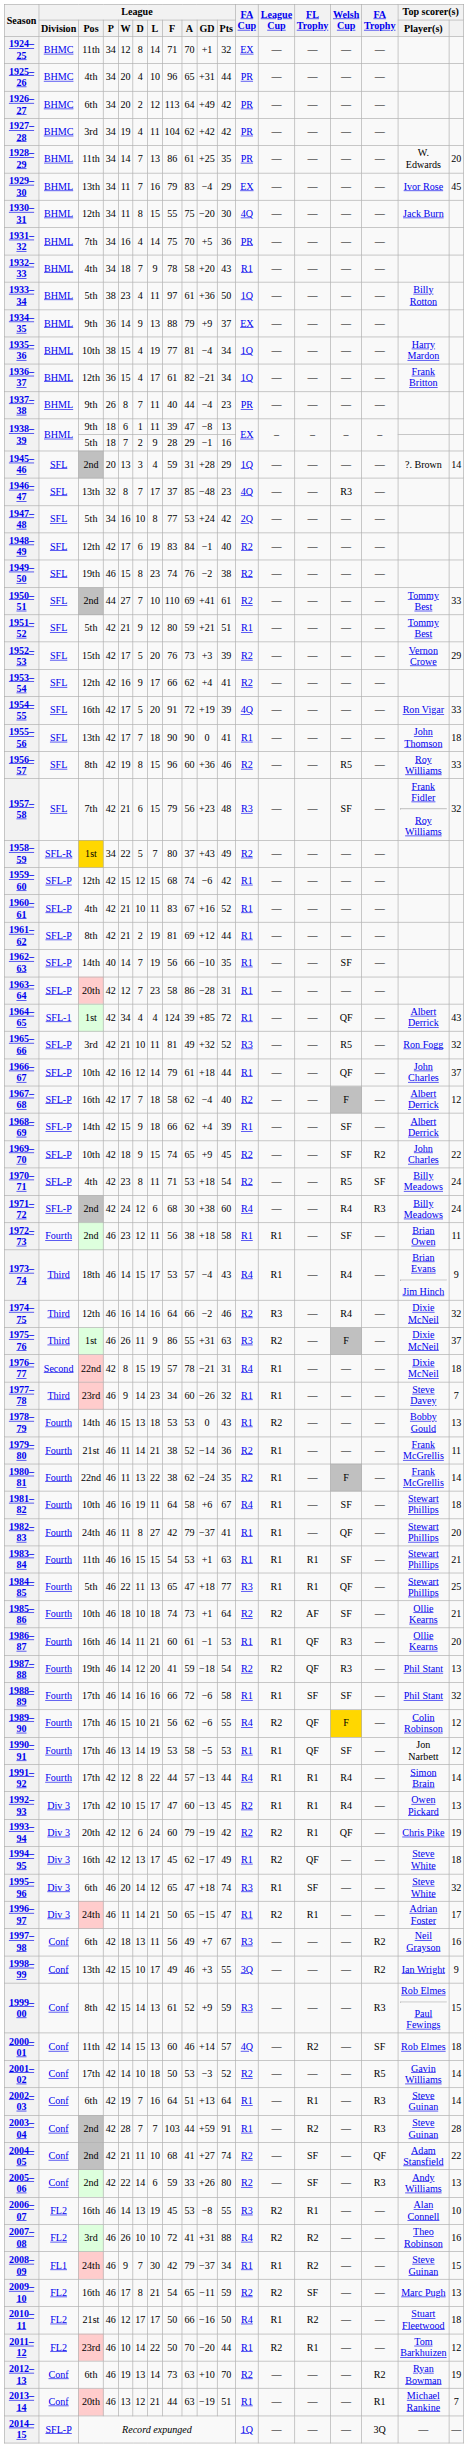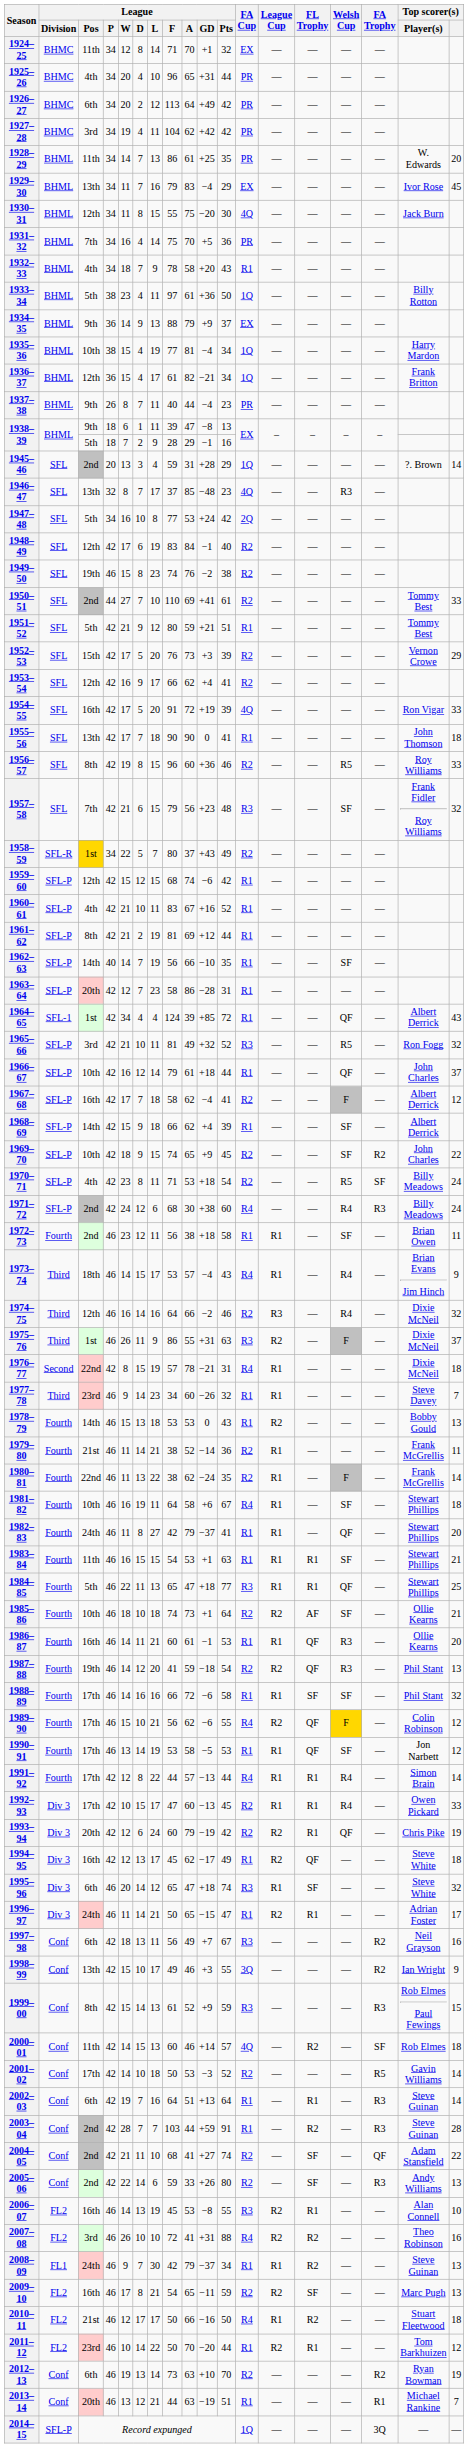(226, 1099) 40 -> (226, 1099) 41
(456, 1805) 13 -> (456, 1805) 33
(456, 2265) 15 -> (456, 2265) 13
